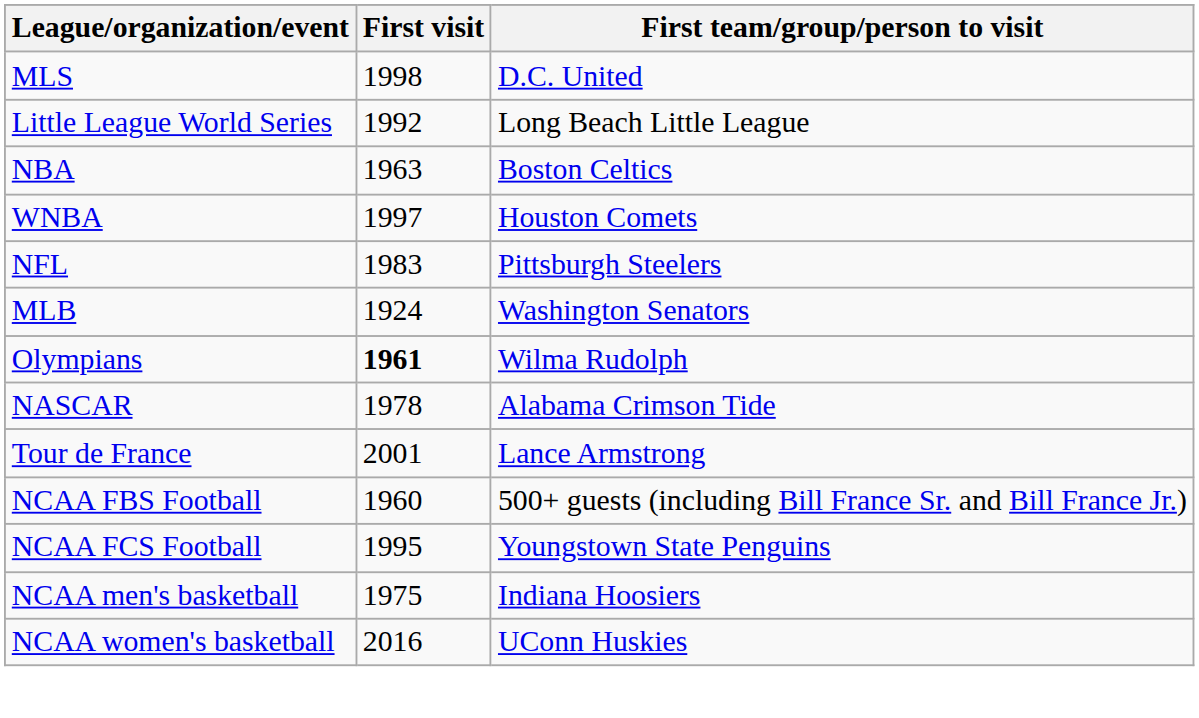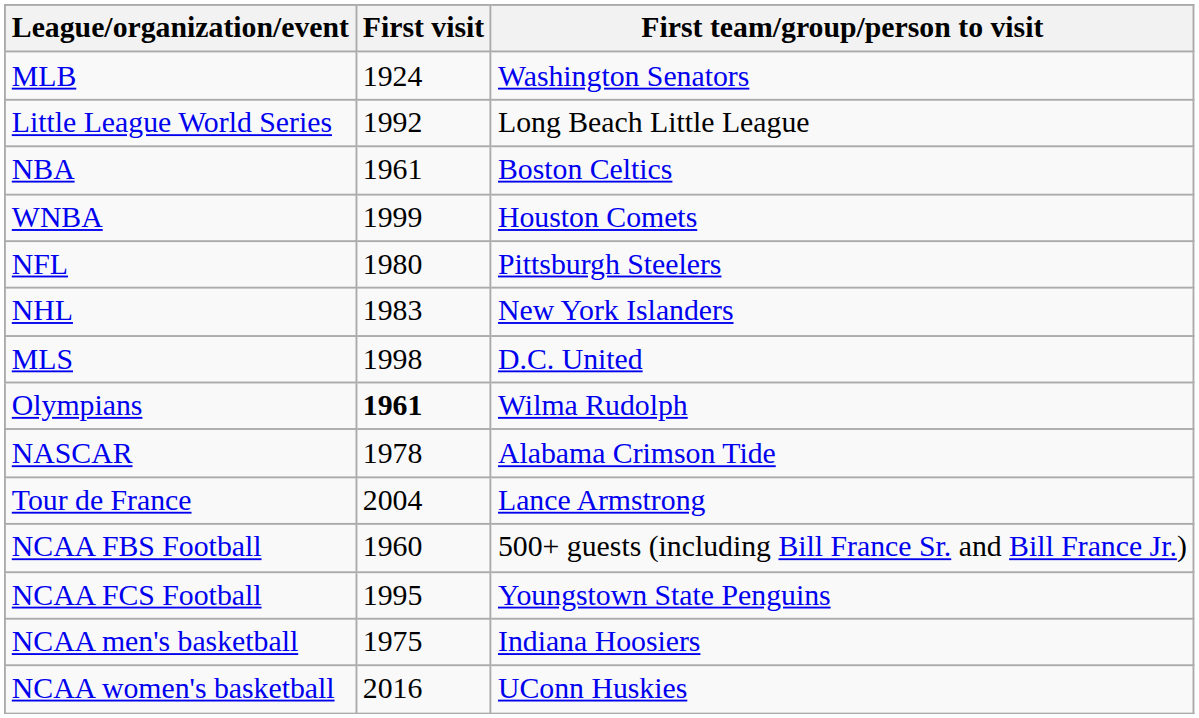rows swapped: (44, 311) <-> (42, 75)
(393, 169) 1963 -> (393, 169) 1961
(393, 216) 1997 -> (393, 216) 1999
(393, 264) 1983 -> (393, 264) 1980
+ row: (42, 311)
(393, 452) 2001 -> (393, 500) 2004
